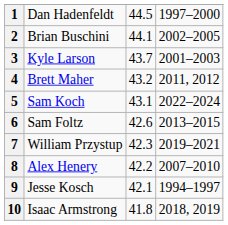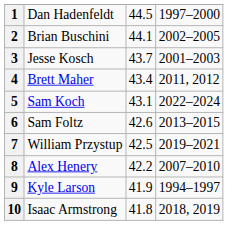(61, 58) Kyle Larson -> (60, 58) Jesse Kosch
(141, 79) 43.2 -> (141, 79) 43.4
(141, 144) 42.3 -> (141, 144) 42.5
(60, 187) Jesse Kosch -> (61, 187) Kyle Larson
(141, 187) 42.1 -> (141, 187) 41.9
